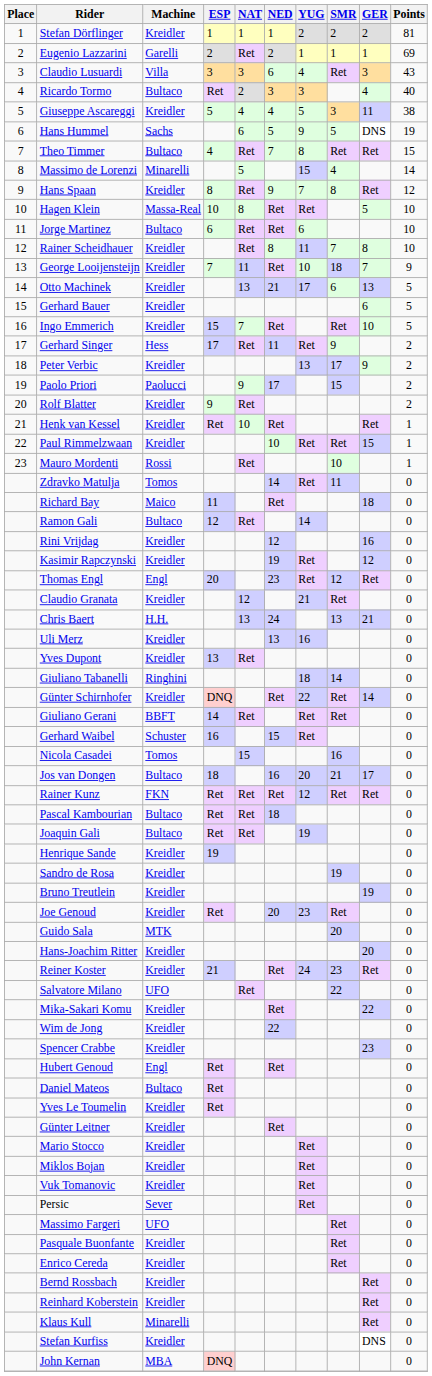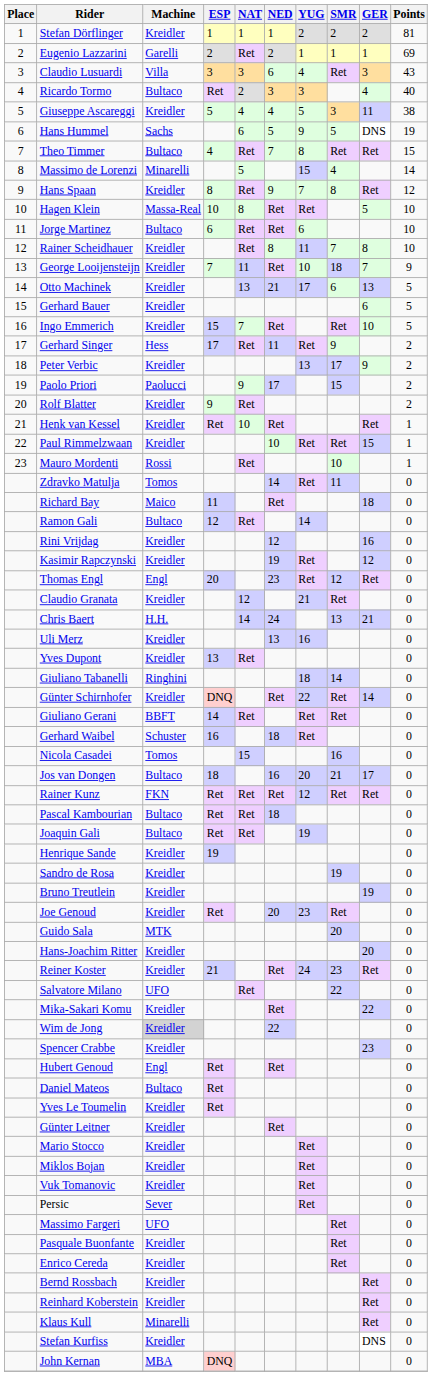(244, 618) 13 -> (244, 618) 14
(274, 736) 15 -> (274, 736) 18
(165, 1028) no background -> (165, 1028) lightgrey background
